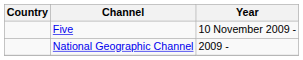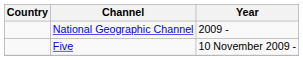rows swapped: (123, 47) <-> (63, 30)
